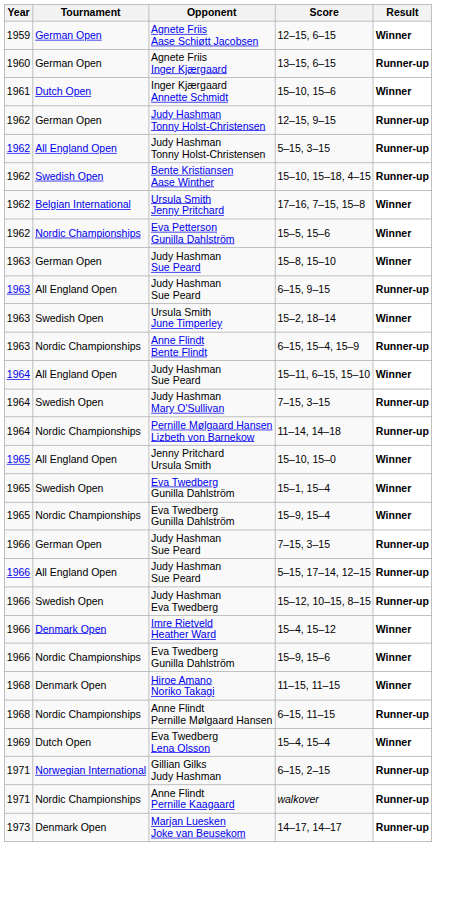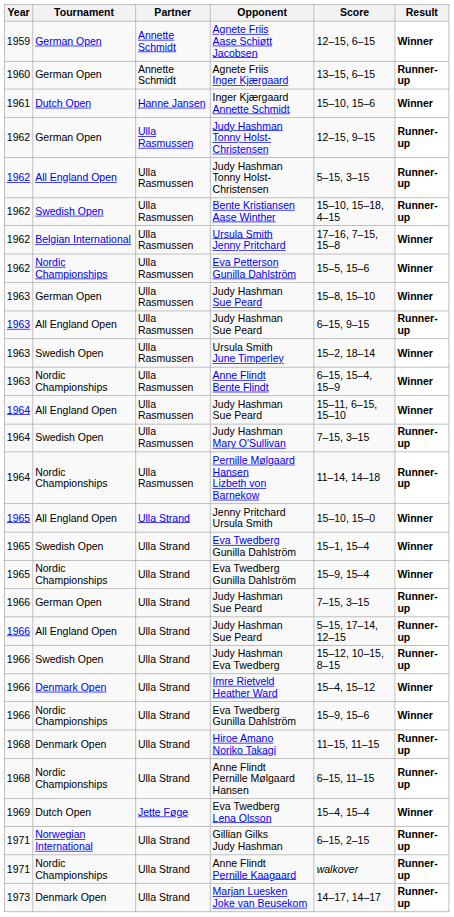+ column: (173, 13)
(402, 347) Runner-up -> (415, 382) Winner
(394, 686) Winner -> (418, 745) Runner-up
